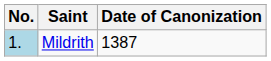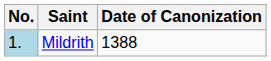(119, 42) 1387 -> (119, 42) 1388
